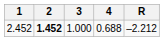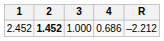(109, 28) 0.688 -> (109, 28) 0.686
